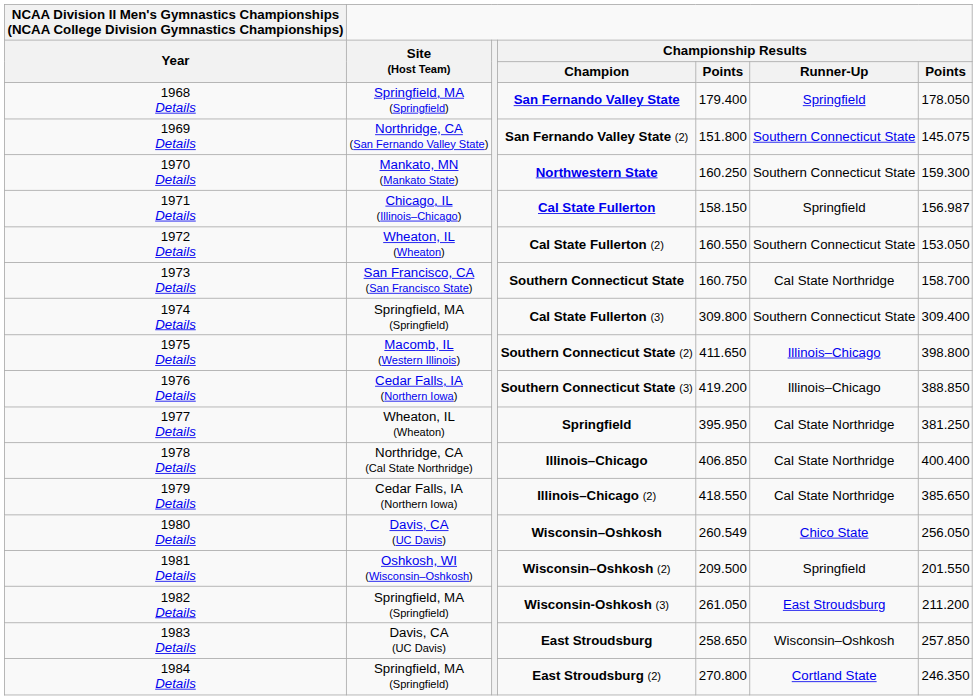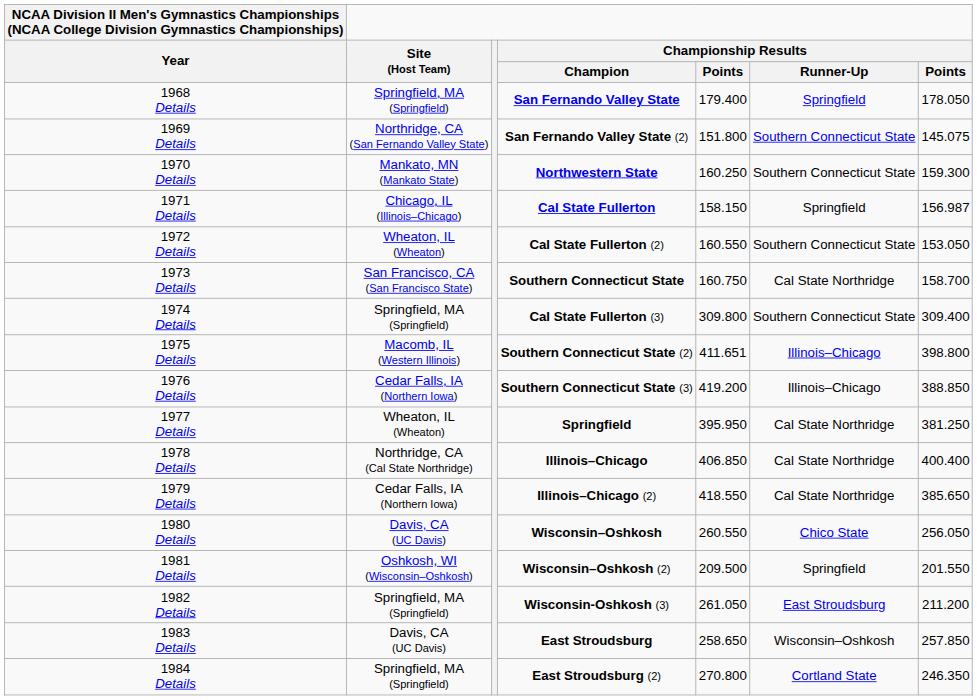(723, 352) 411.650 -> (723, 352) 411.651
(723, 532) 260.549 -> (723, 532) 260.550
